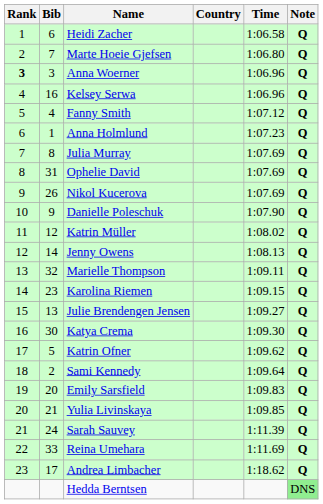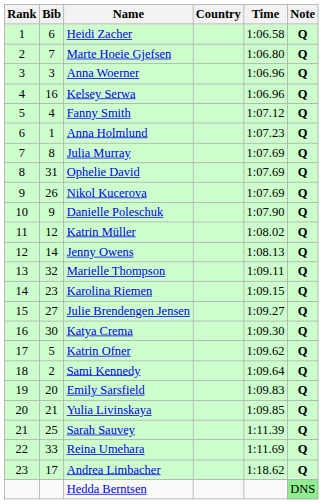(22, 73) bold -> (22, 73) normal
(52, 311) 13 -> (52, 311) 27
(52, 430) 24 -> (52, 430) 25
